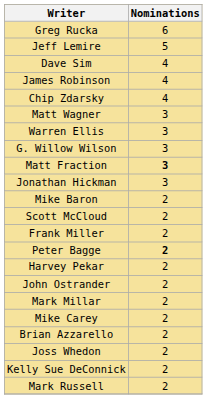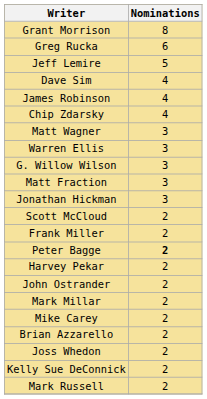+ row: (66, 30)
(165, 165) bold -> (165, 182) normal
- row: (66, 199)
